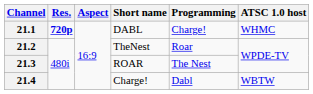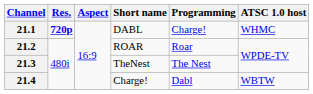(132, 47) TheNest -> (128, 47) ROAR
(128, 64) ROAR -> (132, 64) TheNest
